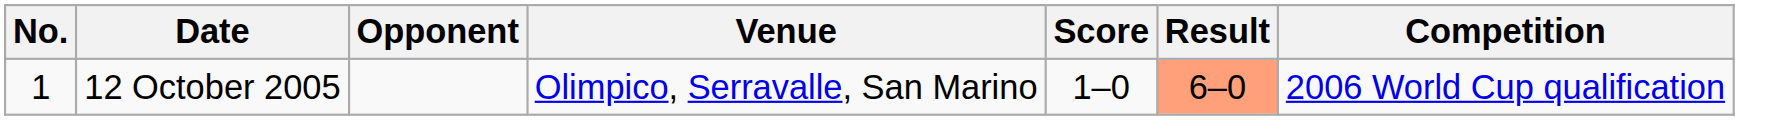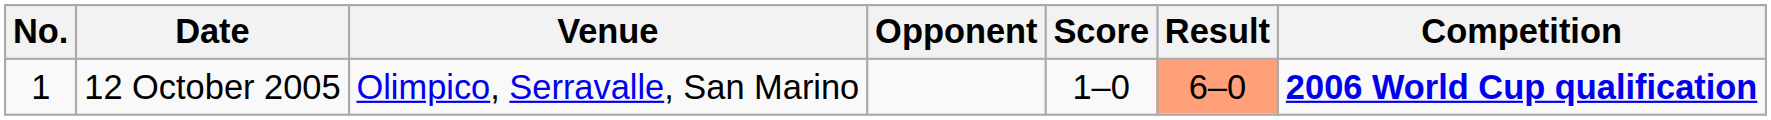columns swapped: (786, 31) <-> (438, 31)
(1505, 86) normal -> (1522, 86) bold
